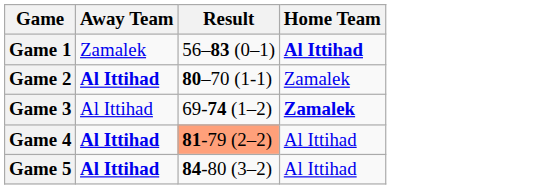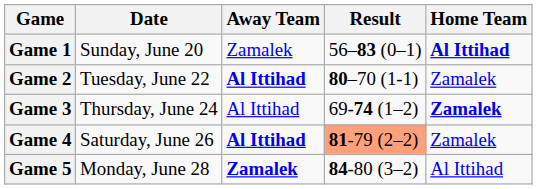+ column: (149, 19)
(320, 139) Al Ittihad -> (463, 139) Zamalek
(120, 169) Al Ittihad -> (262, 169) Zamalek
